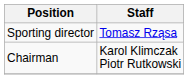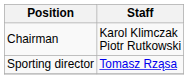rows swapped: (33, 58) <-> (51, 32)
